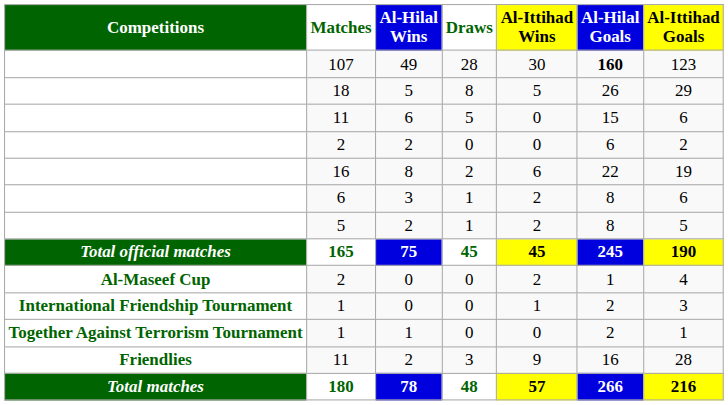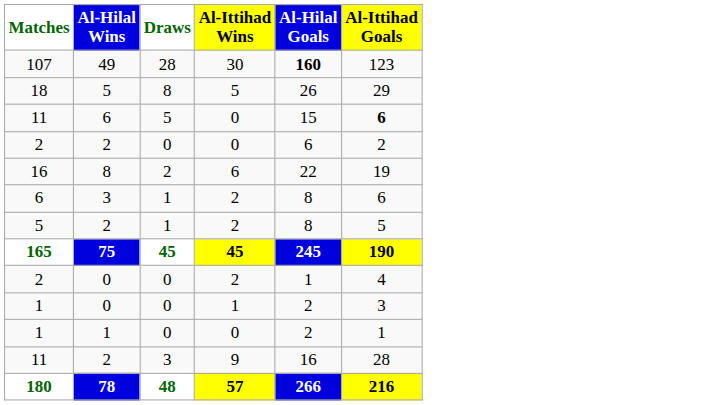- column: (156, 27)
(684, 117) normal -> (382, 117) bold
